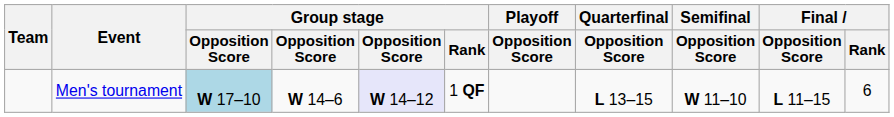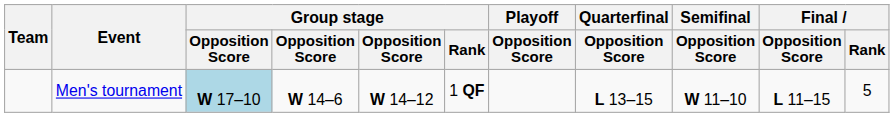(402, 100) lavender background -> (402, 100) no background
(867, 91) 6 -> (867, 91) 5
